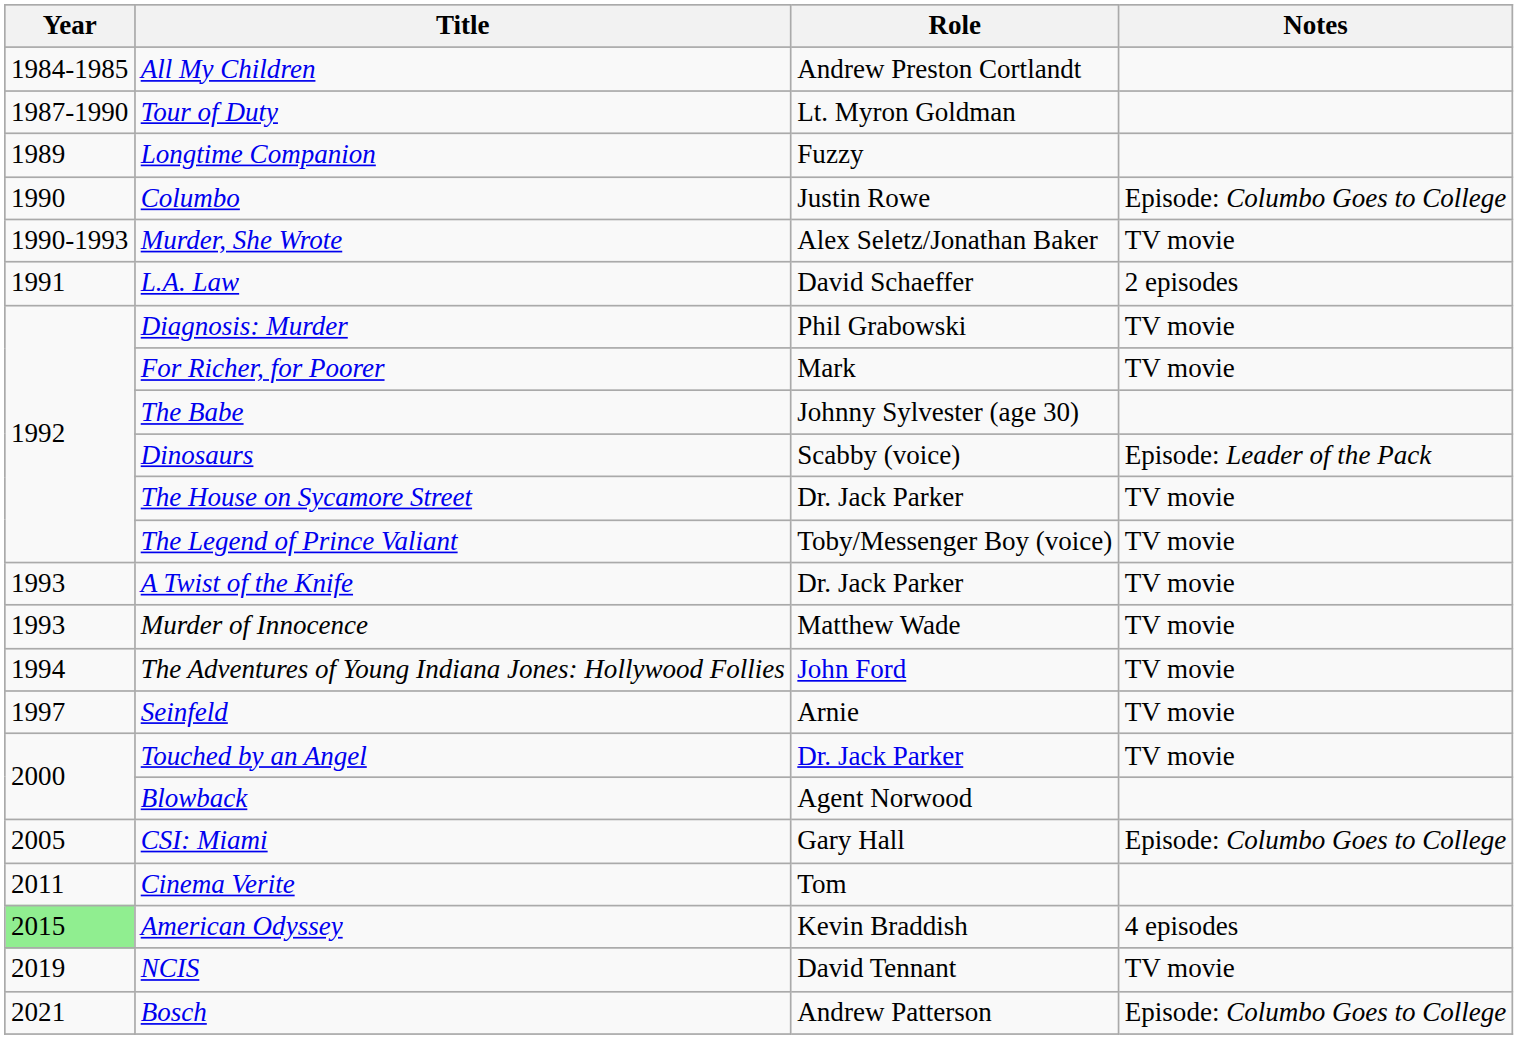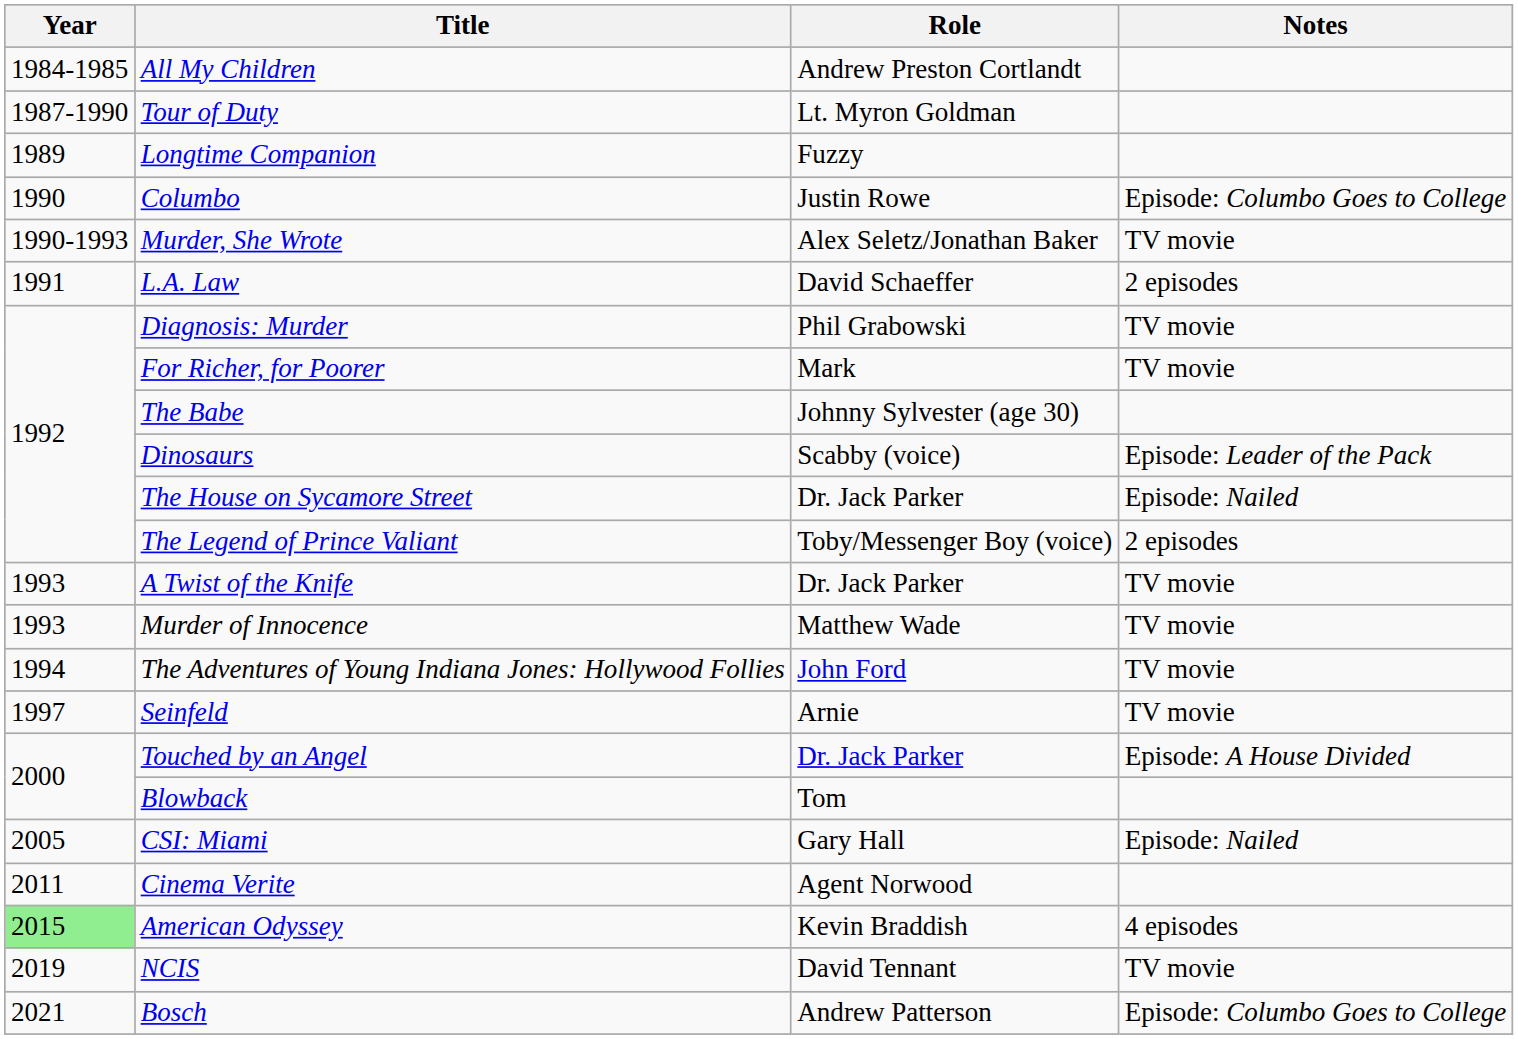(1180, 497) TV movie -> (1212, 497) Episode: Nailed
(1180, 540) TV movie -> (1181, 540) 2 episodes
(1180, 754) TV movie -> (1268, 754) Episode: A House Divided
(885, 797) Agent Norwood -> (822, 797) Tom
(1316, 840) Episode: Columbo Goes to College -> (1212, 840) Episode: Nailed
(822, 883) Tom -> (885, 883) Agent Norwood
